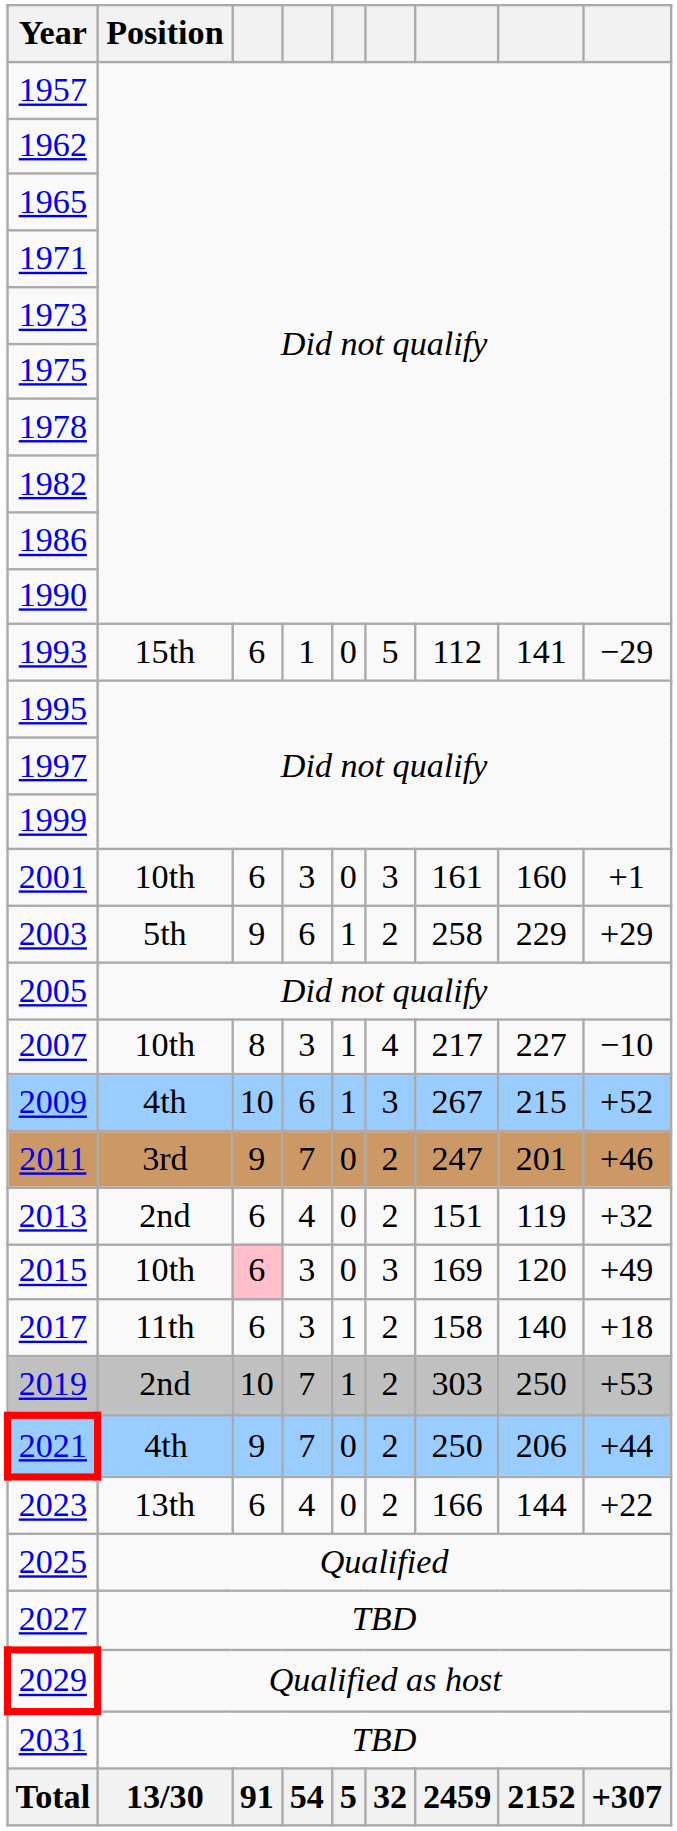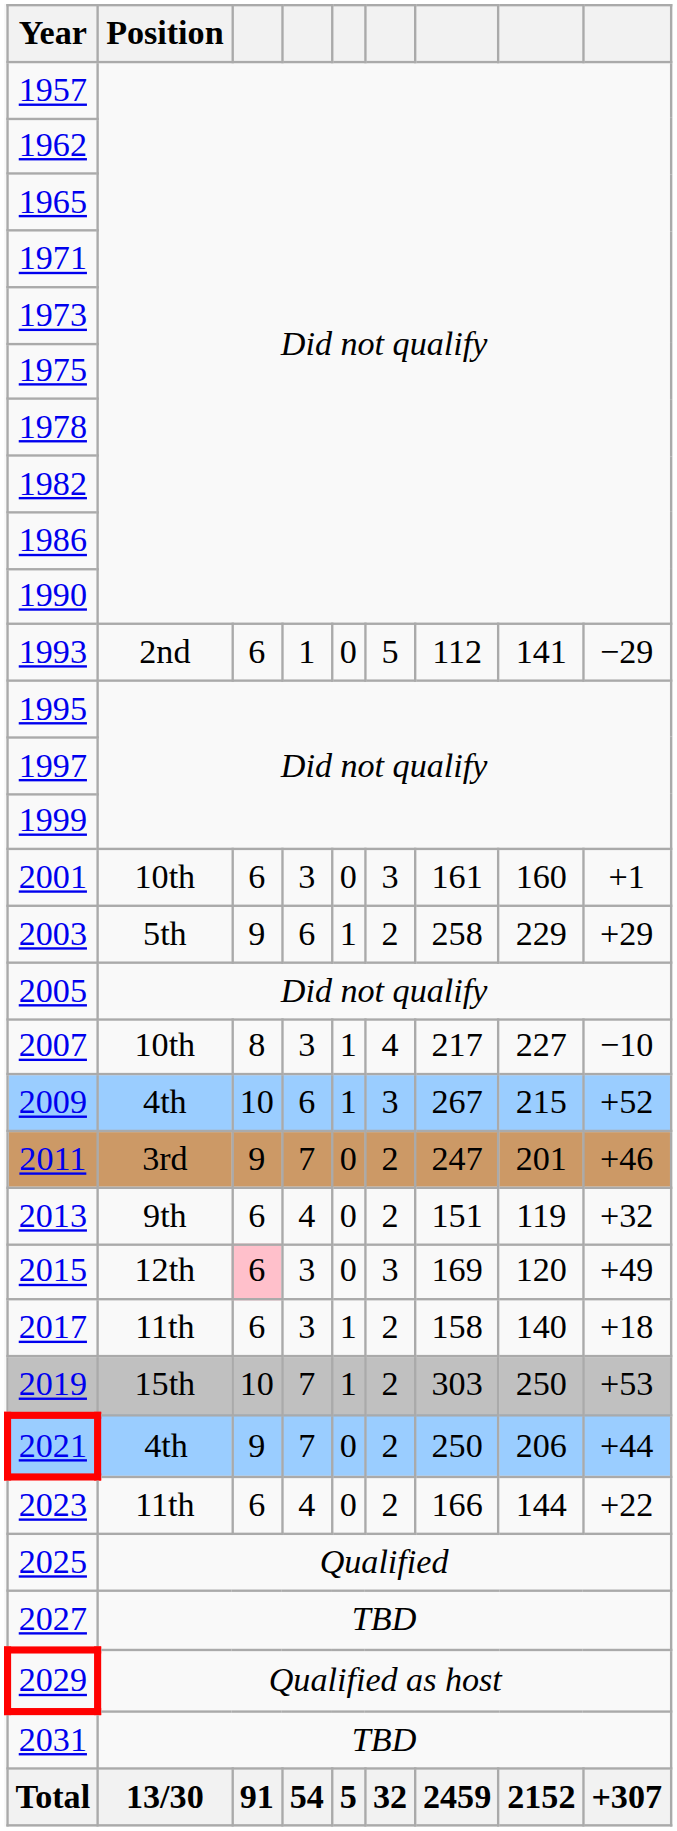(165, 652) 15th -> (165, 652) 2nd
(165, 1215) 2nd -> (165, 1215) 9th
(165, 1271) 10th -> (165, 1271) 12th
(165, 1385) 2nd -> (165, 1385) 15th
(165, 1504) 13th -> (165, 1504) 11th
